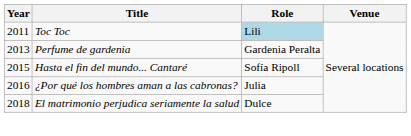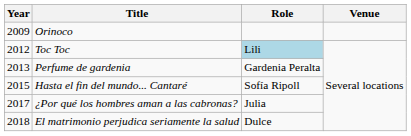+ row: (54, 31)
(18, 31) 2011 -> (18, 49) 2012
(18, 85) 2016 -> (18, 103) 2017
